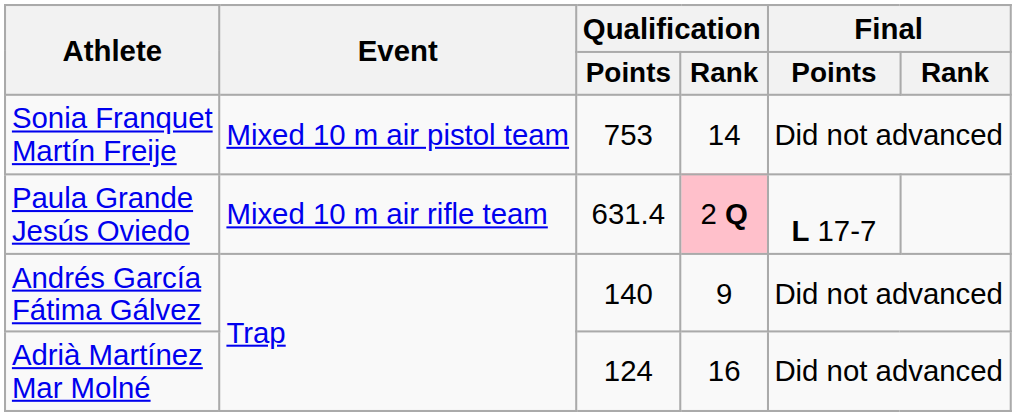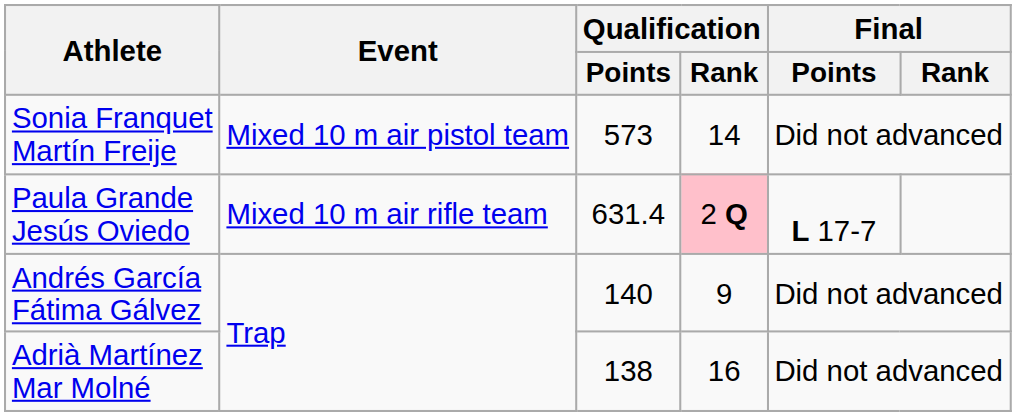(628, 135) 753 -> (628, 135) 573
(628, 372) 124 -> (628, 372) 138
